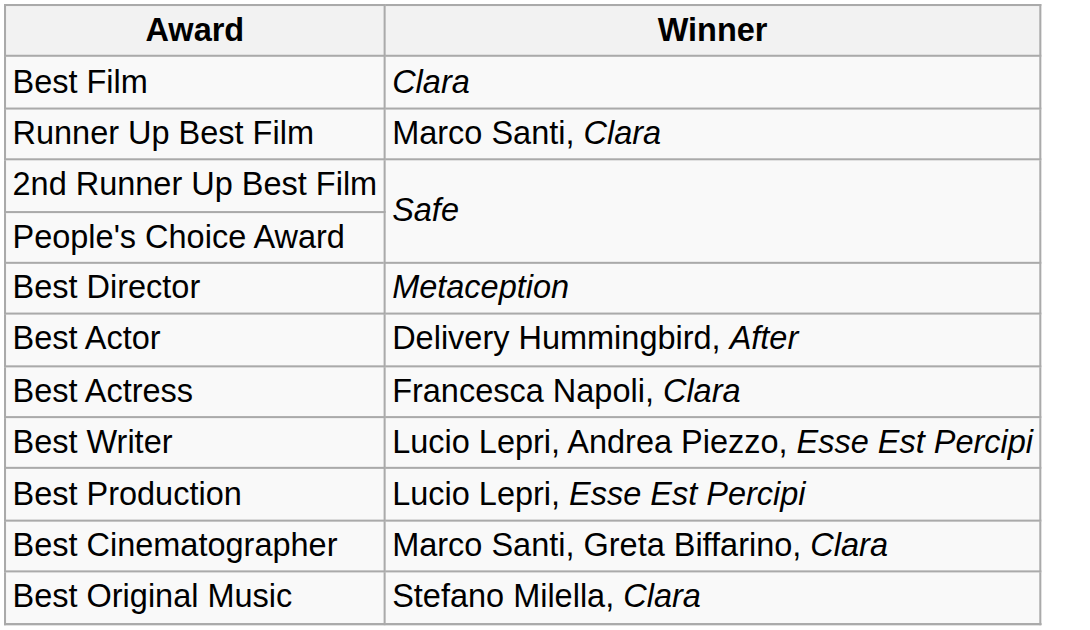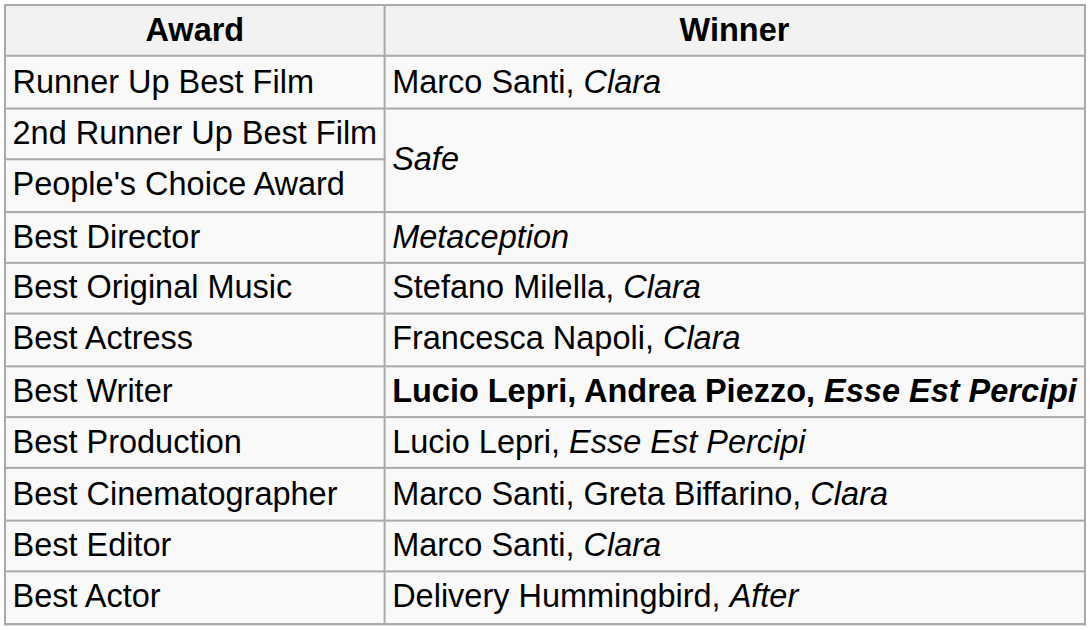- row: (80, 81)
rows swapped: (87, 339) <-> (152, 596)
(713, 442) normal -> (734, 390) bold
+ row: (92, 545)
